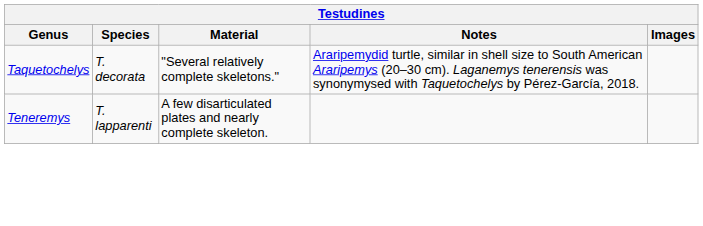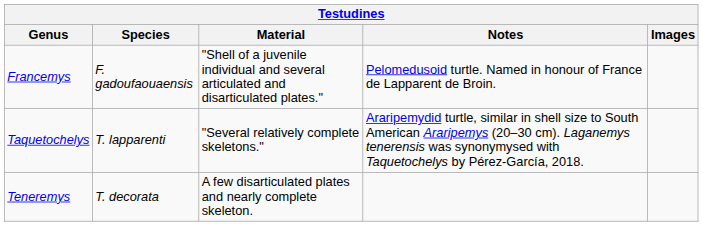+ row: (39, 76)
(120, 69) T. decorata -> (130, 140) T. lapparenti
(123, 118) T. lapparenti -> (127, 196) T. decorata
